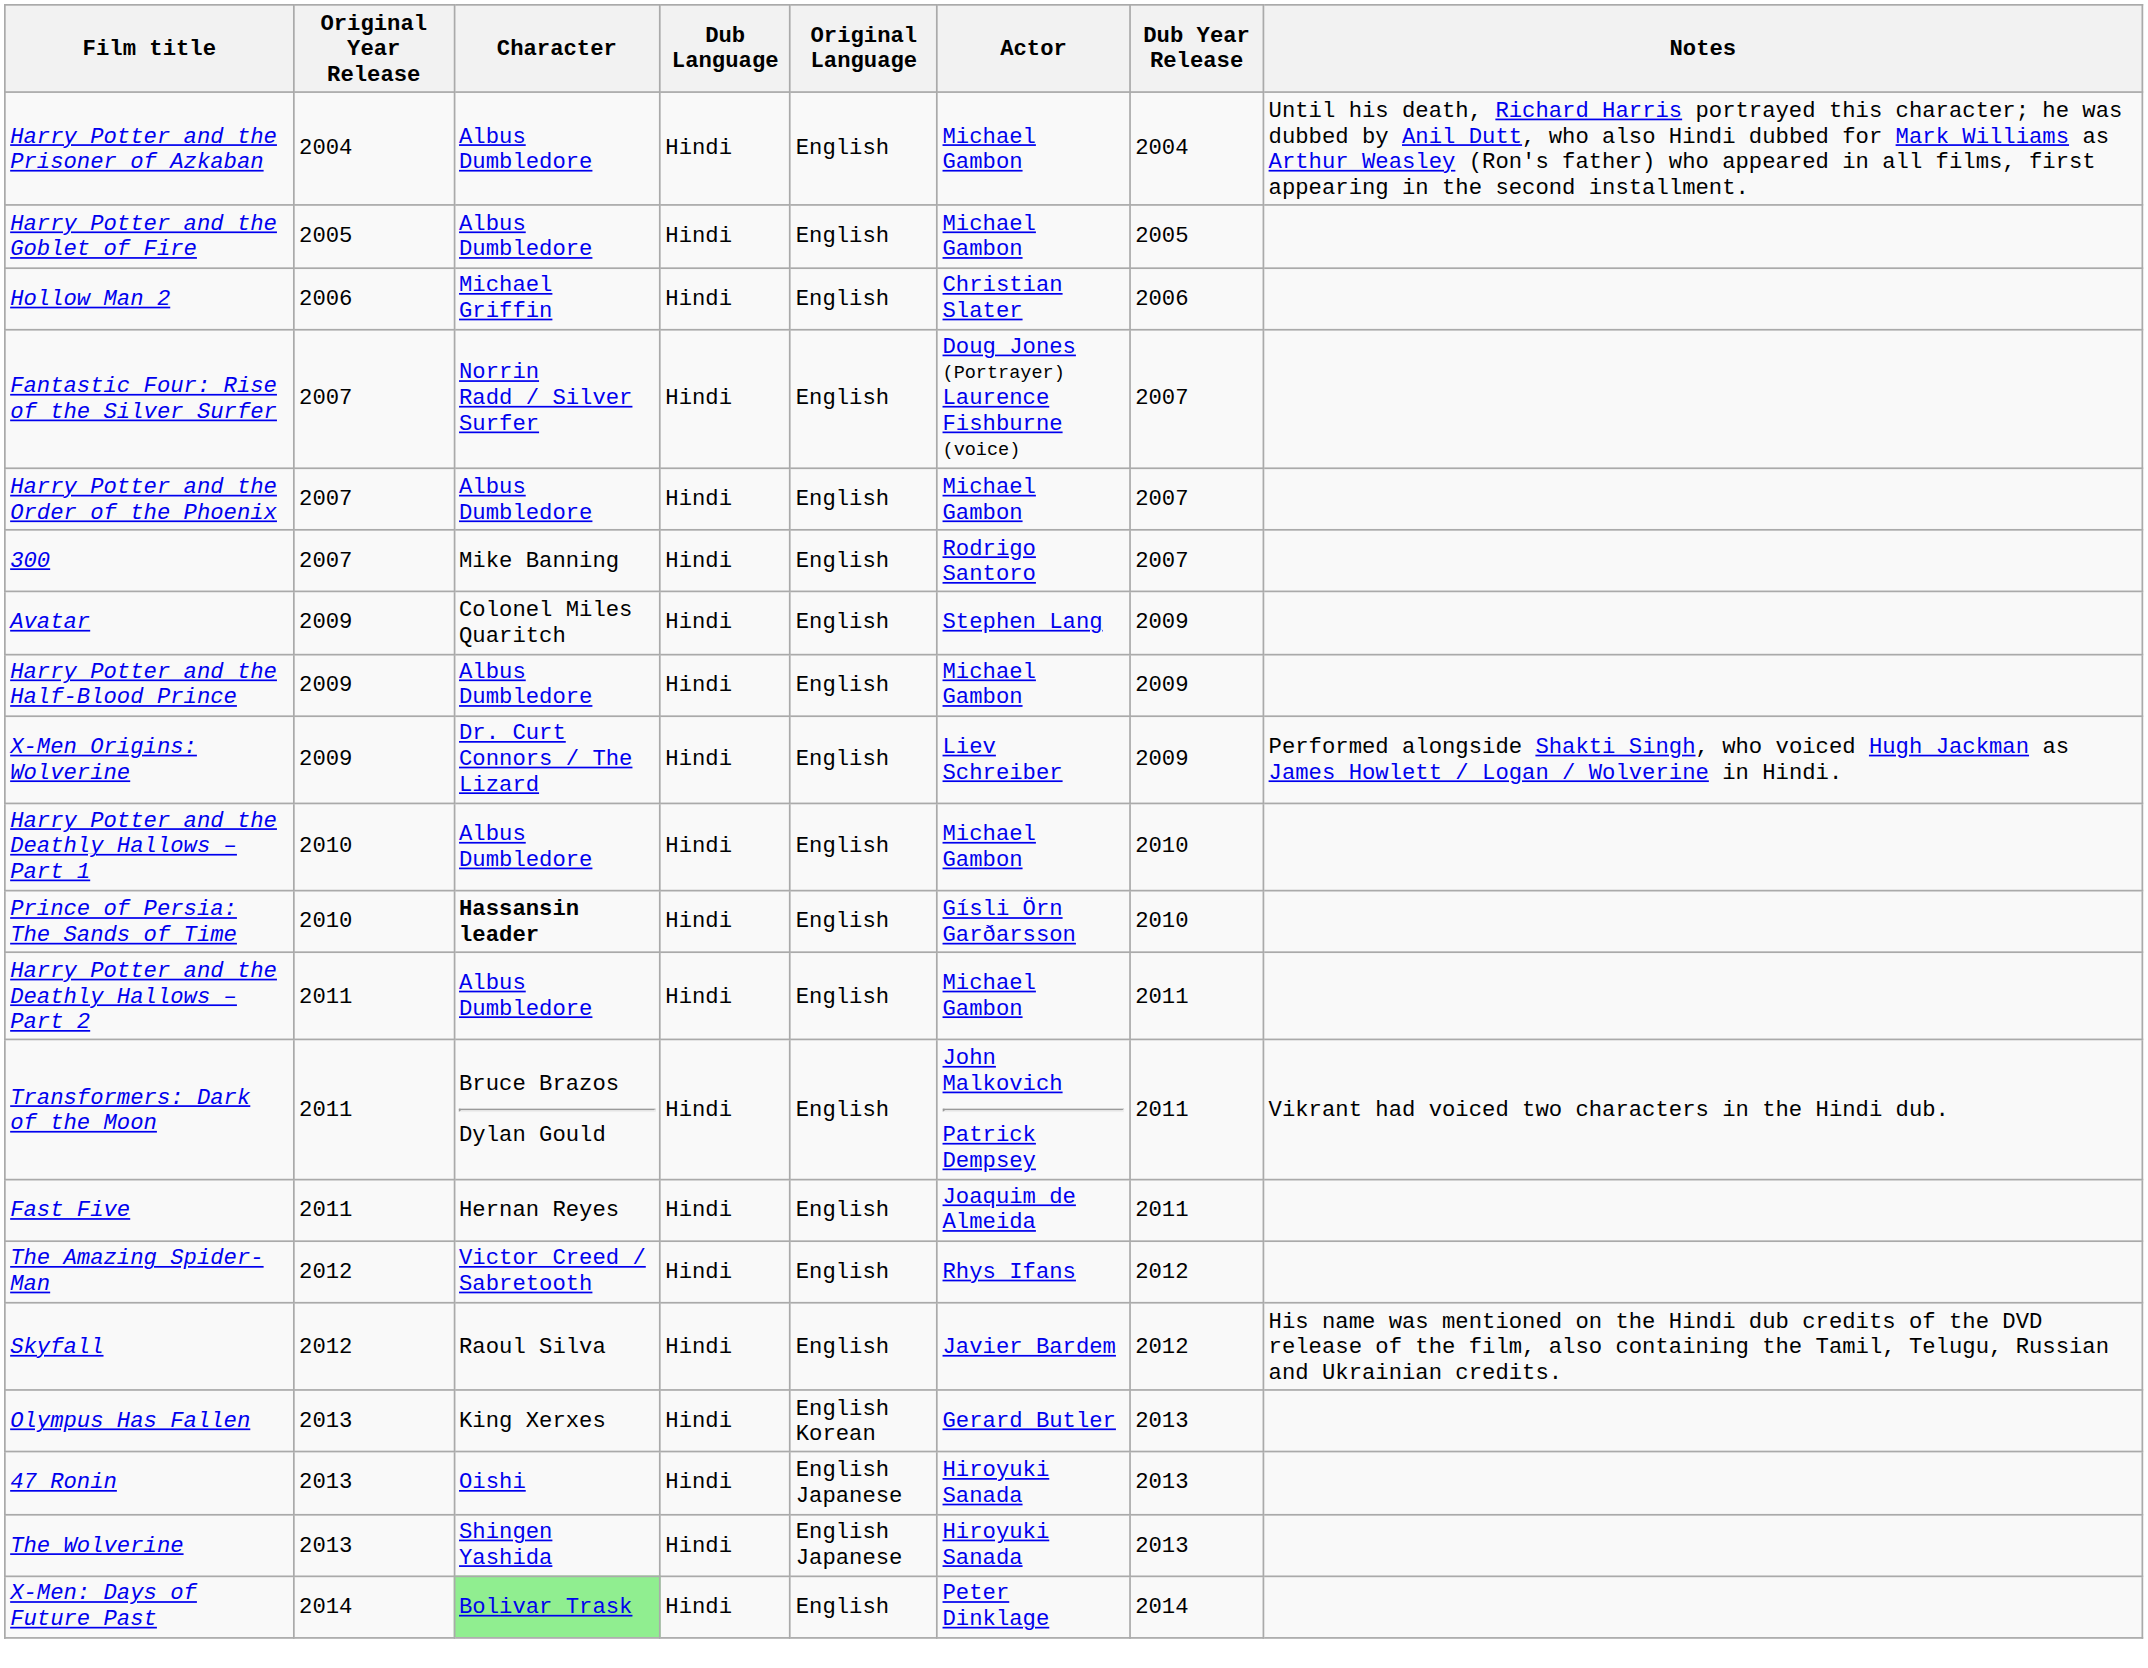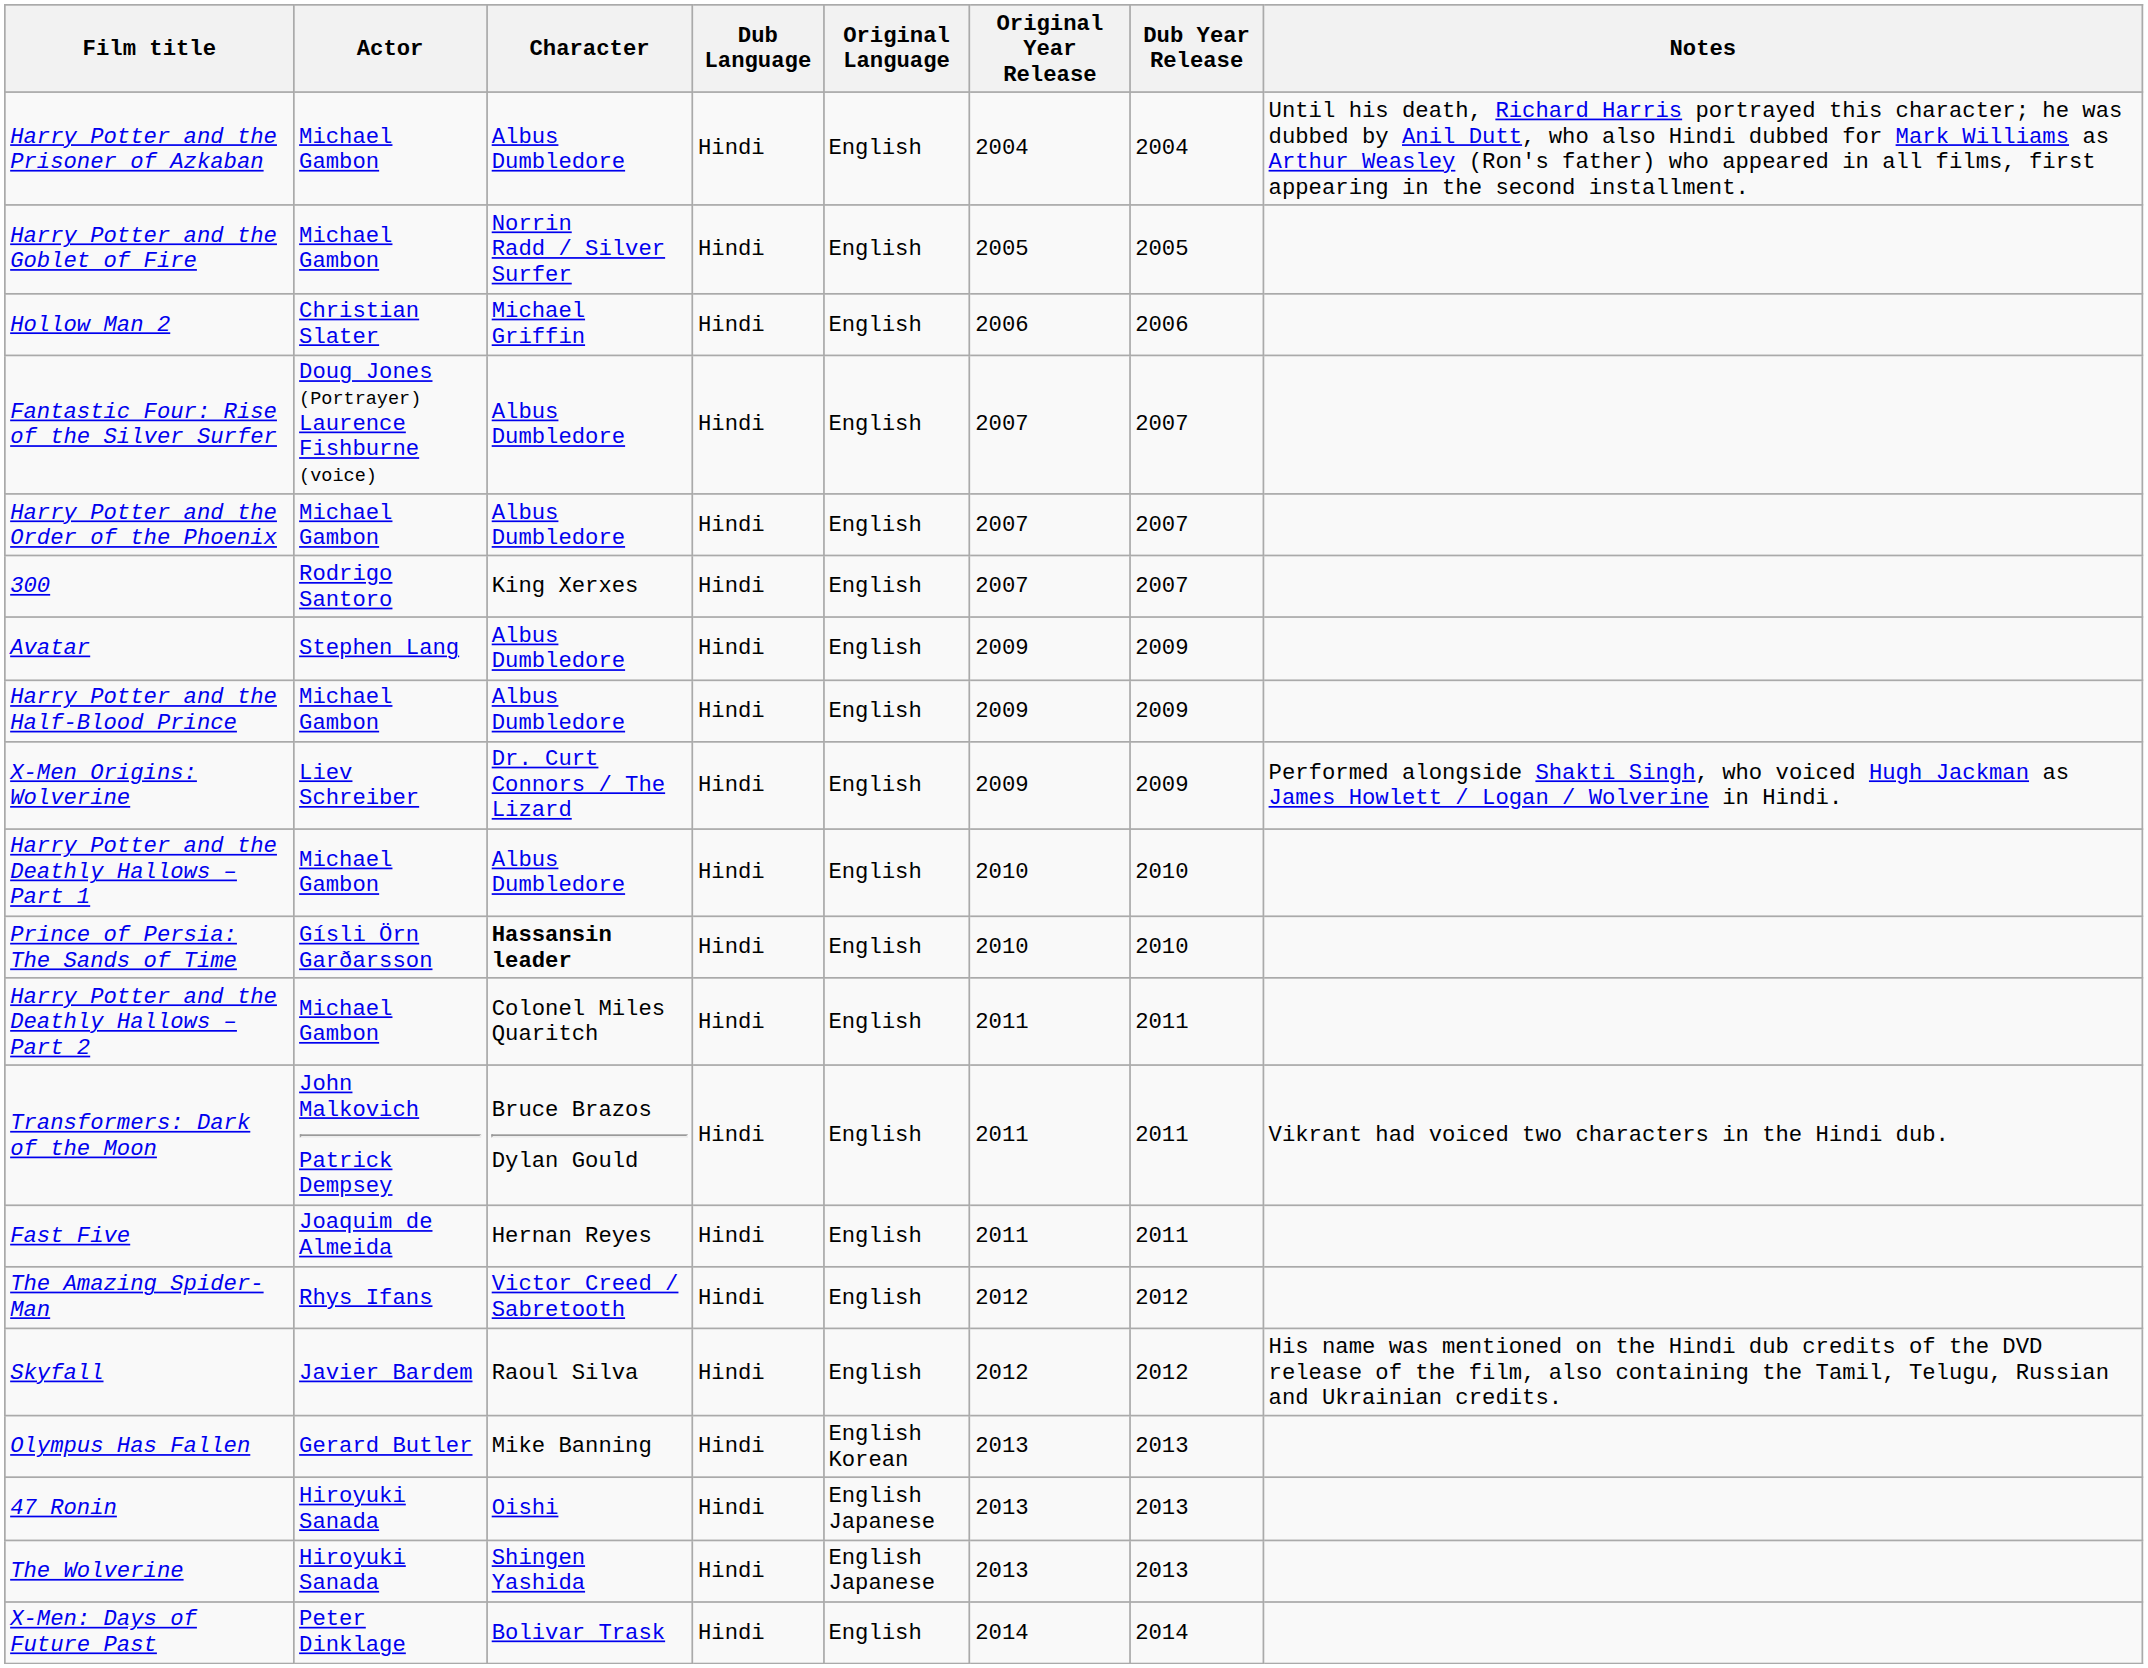columns swapped: (1034, 49) <-> (374, 49)
(526, 237) Albus Dumbledore -> (578, 249) Norrin Radd / Silver Surfer
(546, 399) Norrin Radd / Silver Surfer -> (558, 424) Albus Dumbledore
(539, 561) Mike Banning -> (565, 587) King Xerxes
(546, 623) Colonel Miles Quaritch -> (558, 649) Albus Dumbledore
(526, 996) Albus Dumbledore -> (578, 1022) Colonel Miles Quaritch
(532, 1421) King Xerxes -> (572, 1447) Mike Banning
(546, 1607) lightgreen background -> (578, 1633) no background
